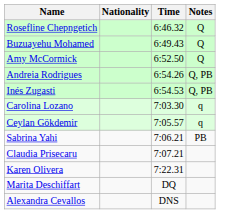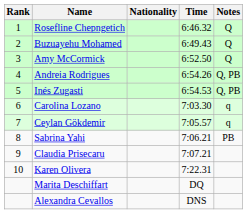+ column: (18, 12)
